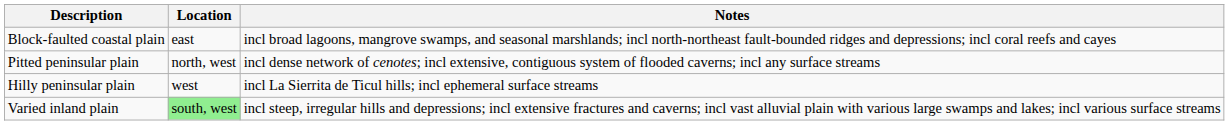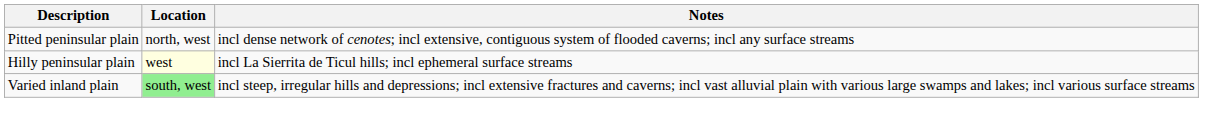- row: (86, 39)
(185, 85) no background -> (159, 62) lightyellow background
